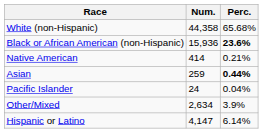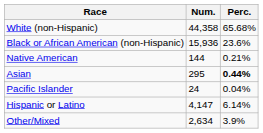(237, 43) bold -> (237, 43) normal
(197, 58) 414 -> (197, 58) 144
(197, 74) 259 -> (197, 74) 295
rows swapped: (33, 105) <-> (46, 120)
